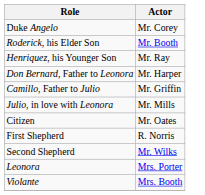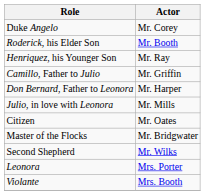rows swapped: (70, 74) <-> (53, 89)
+ row: (47, 136)
- row: (35, 136)
